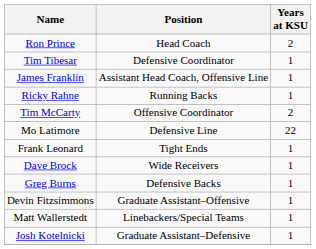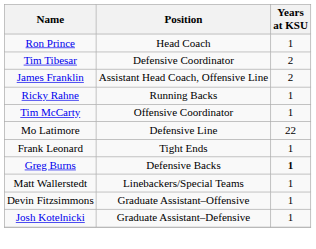(291, 43) 2 -> (291, 43) 1
(291, 60) 1 -> (291, 60) 2
(291, 78) 1 -> (291, 78) 2
(291, 113) 2 -> (291, 113) 1
- row: (50, 165)
(291, 183) normal -> (291, 165) bold
rows swapped: (50, 218) <-> (50, 200)
